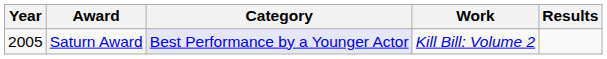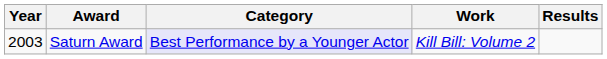(25, 41) 2005 -> (25, 41) 2003
